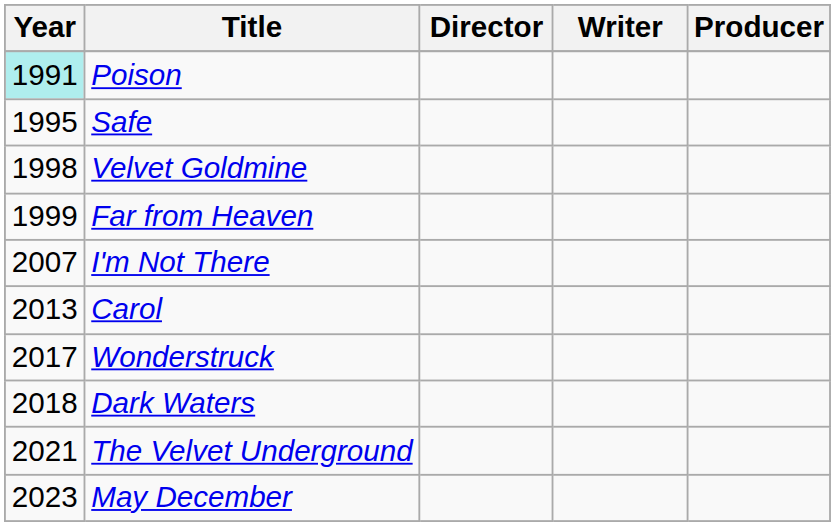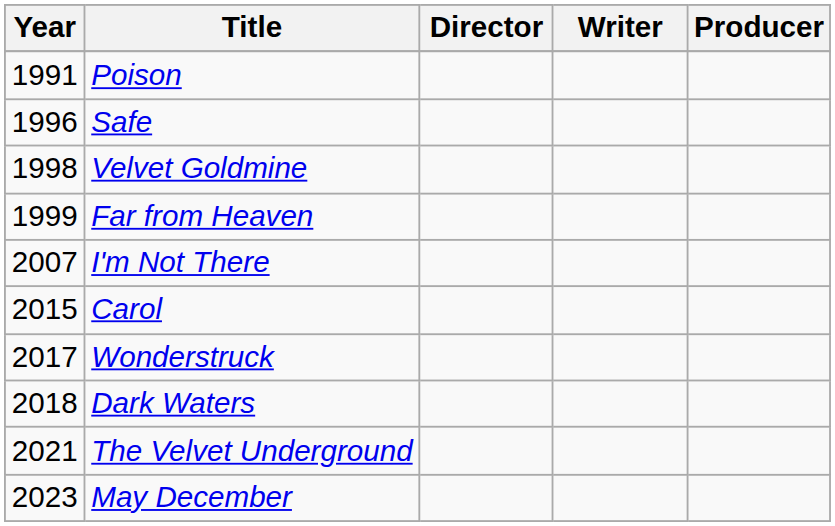(45, 74) paleturquoise background -> (45, 74) no background
(45, 121) 1995 -> (45, 121) 1996
(45, 309) 2013 -> (45, 309) 2015
